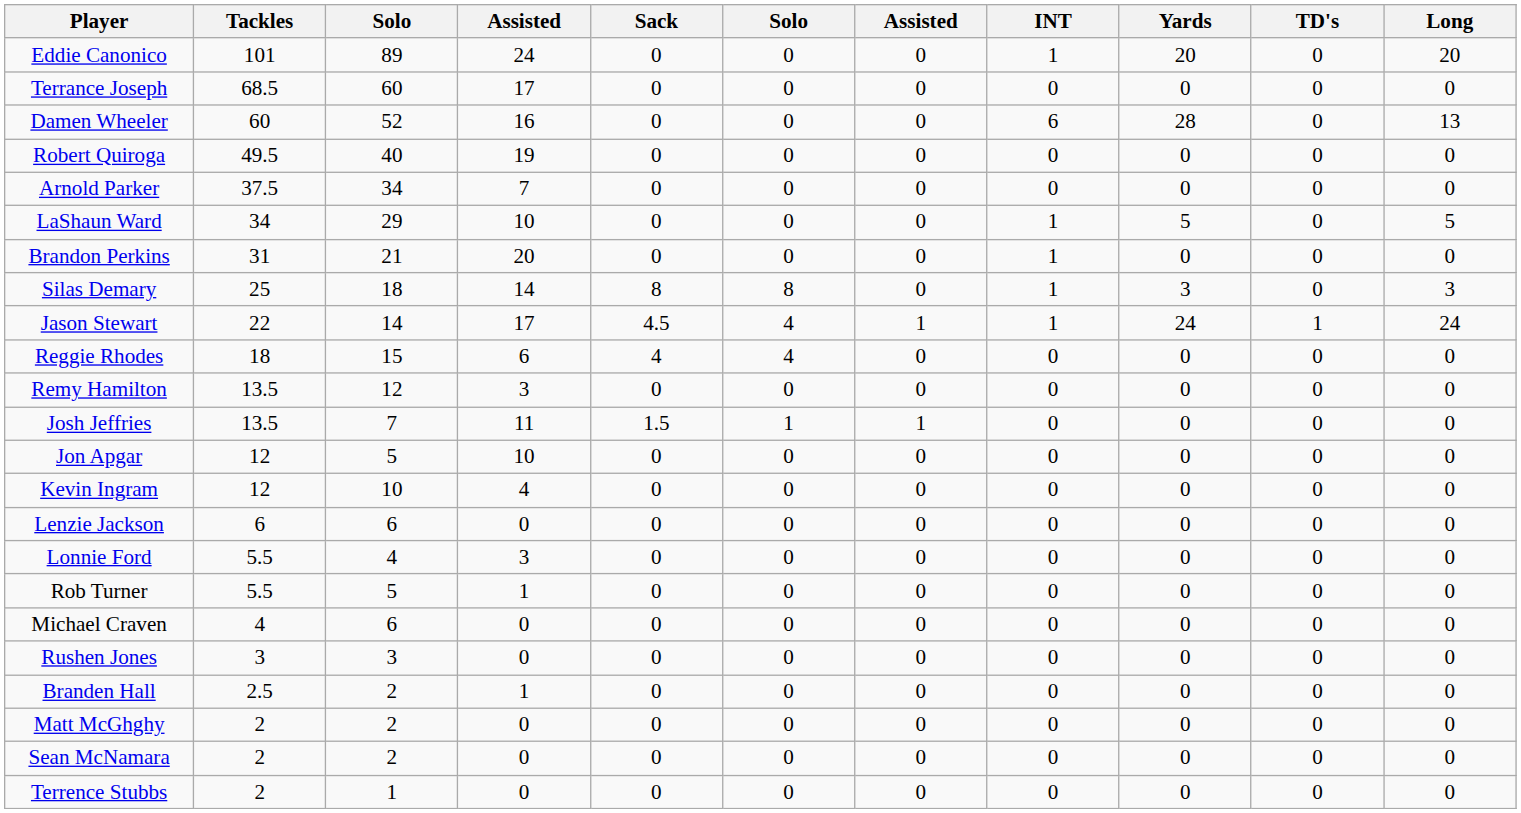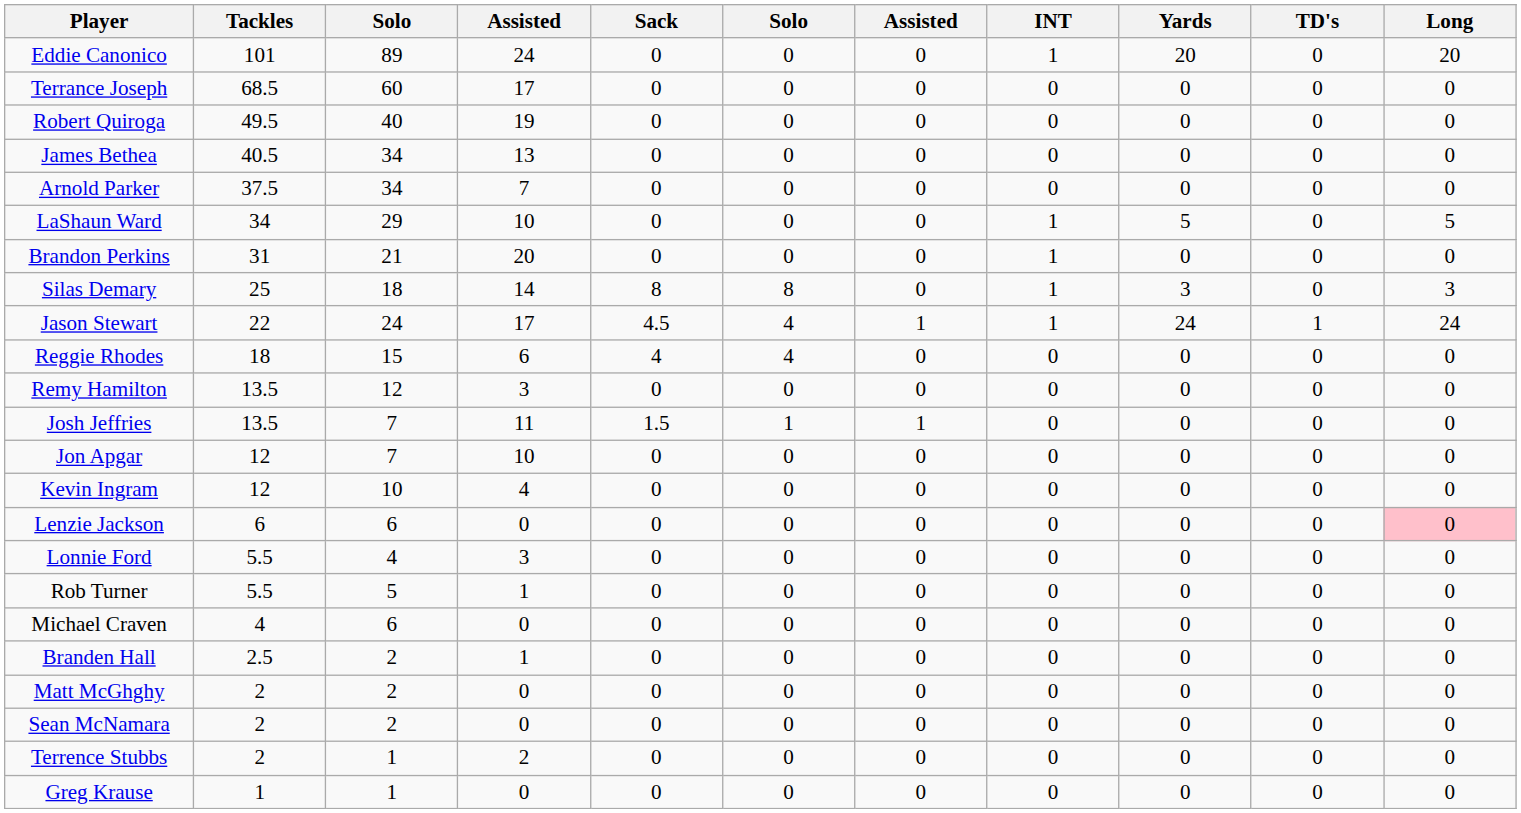- row: (99, 121)
+ row: (99, 155)
(392, 322) 14 -> (392, 322) 24
(392, 456) 5 -> (392, 456) 7
(1450, 523) no background -> (1450, 523) pink background
- row: (99, 657)
(524, 791) 0 -> (524, 758) 2
+ row: (99, 791)
